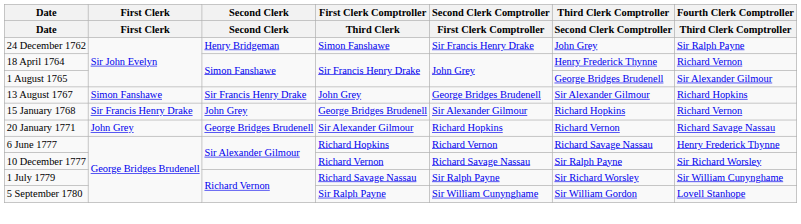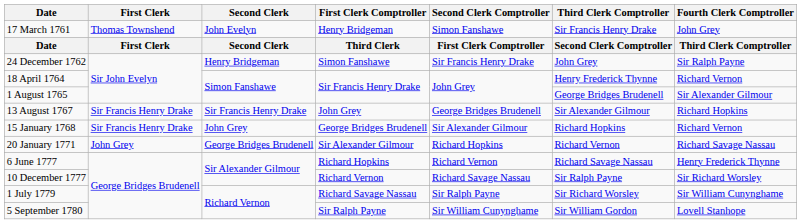+ row: (38, 29)
(126, 95) Simon Fanshawe -> (142, 111) Sir Francis Henry Drake
